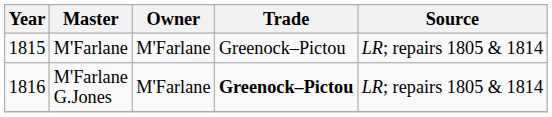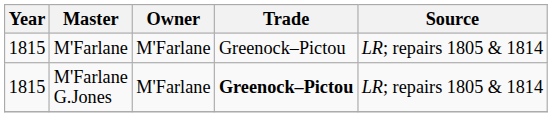(27, 87) 1816 -> (27, 87) 1815
